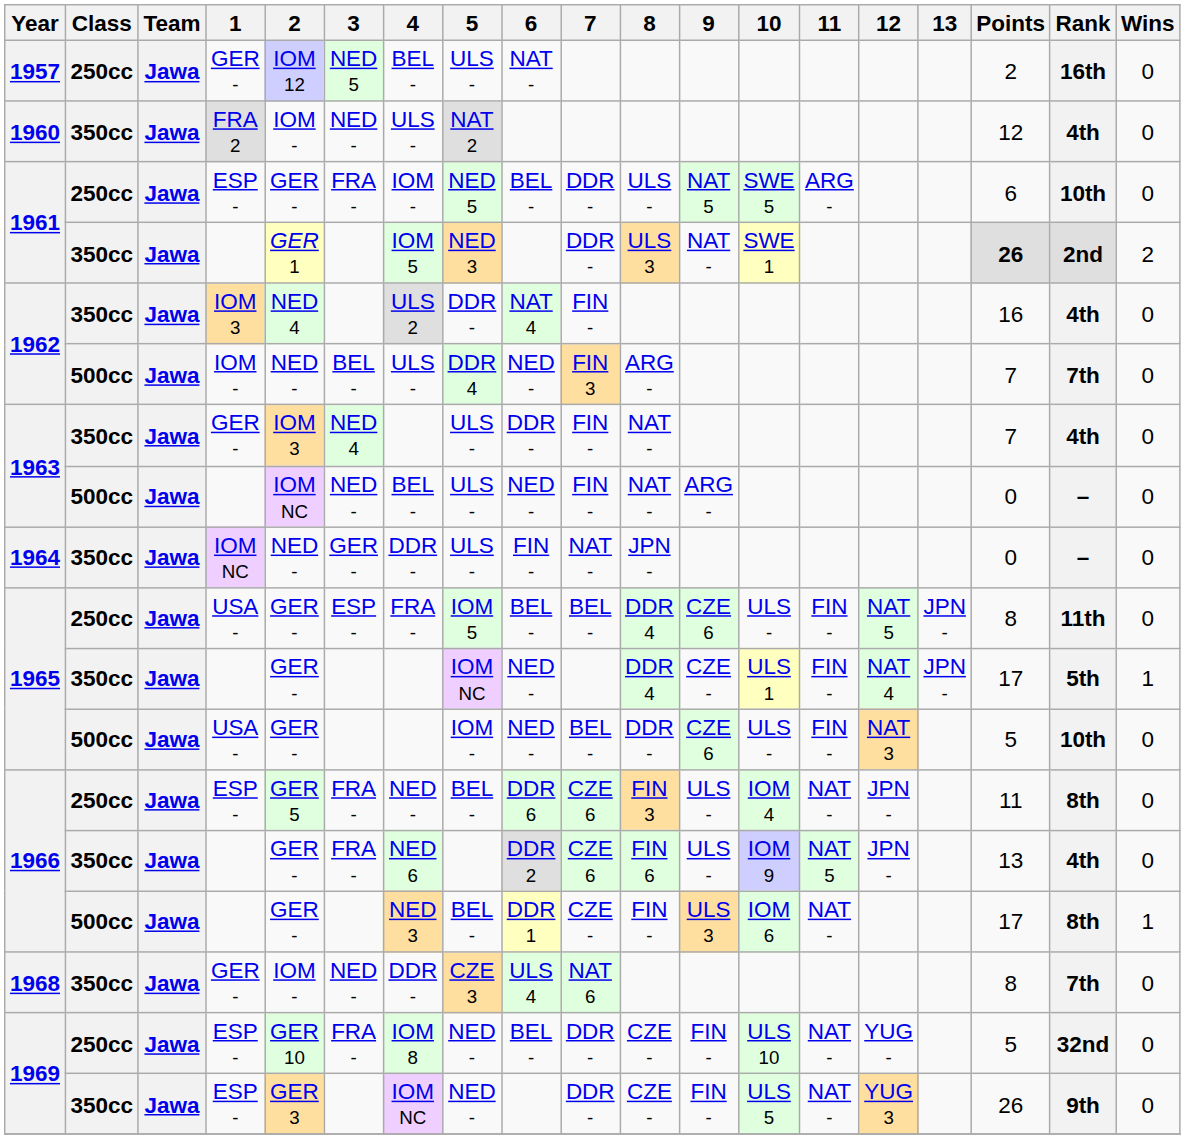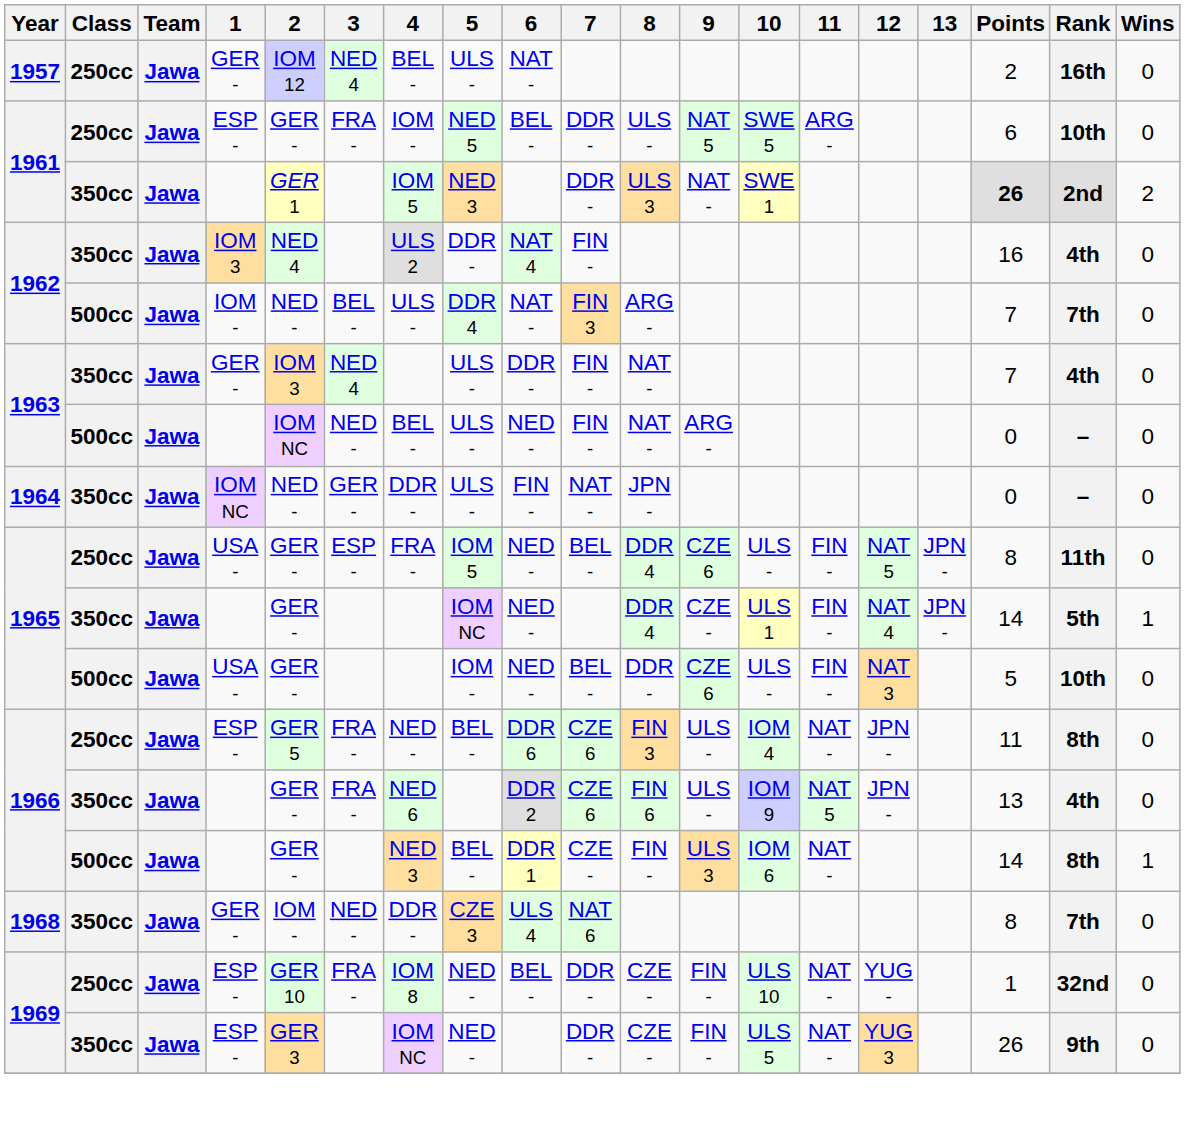(354, 71) NED 5 -> (354, 71) NED 4
- row: (35, 132)
(531, 375) NED - -> (531, 314) NAT -
(531, 618) BEL - -> (531, 557) NED -
(1011, 679) 17 -> (1011, 618) 14
(1011, 922) 17 -> (1011, 861) 14
(1011, 1043) 5 -> (1011, 983) 1
